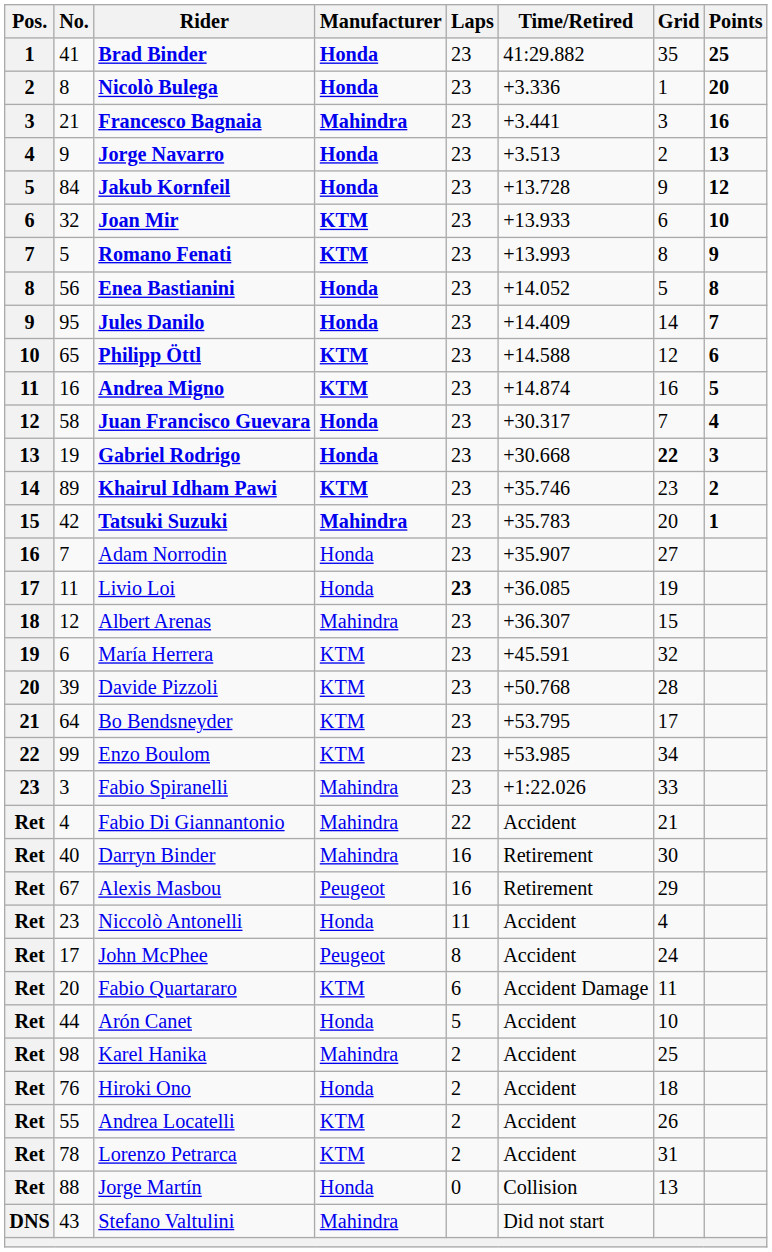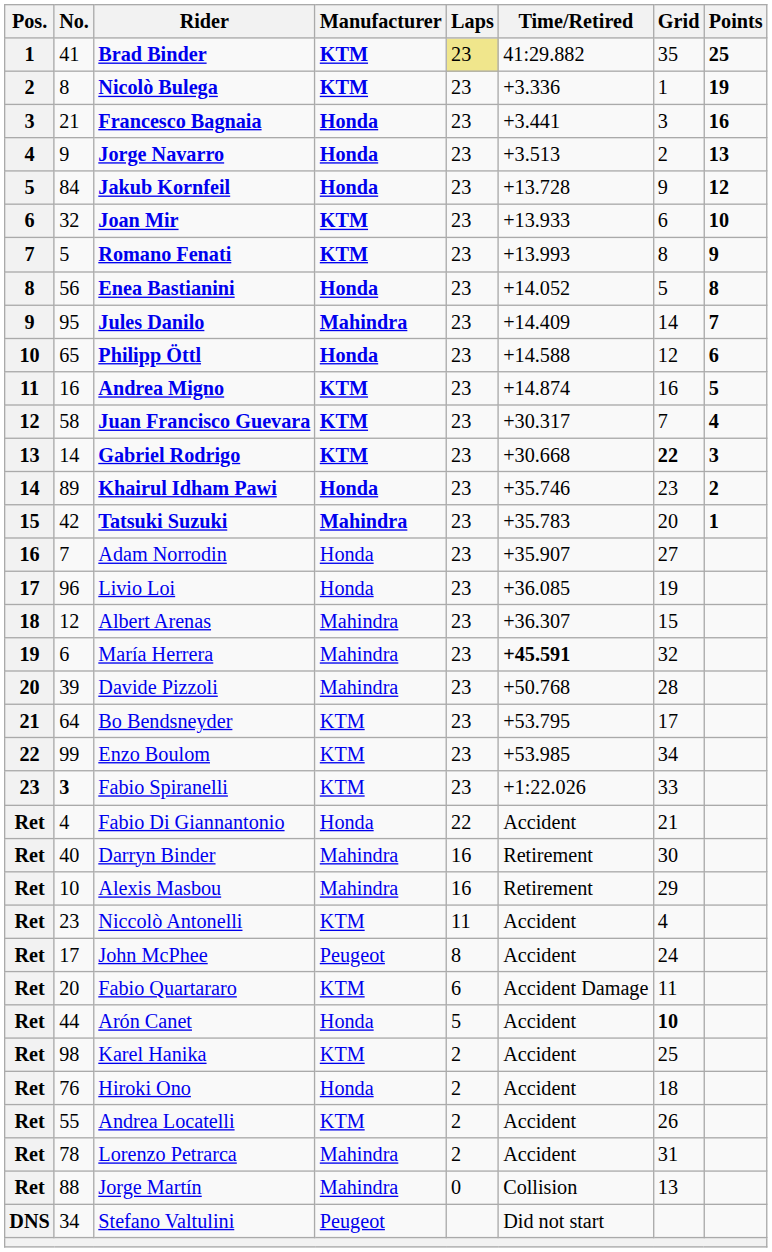(349, 54) Honda -> (344, 54) KTM
(461, 54) no background -> (461, 54) khaki background
(349, 88) Honda -> (344, 88) KTM
(719, 88) 20 -> (719, 88) 19
(364, 121) Mahindra -> (349, 121) Honda
(349, 321) Honda -> (364, 321) Mahindra
(344, 354) KTM -> (349, 354) Honda
(349, 421) Honda -> (344, 421) KTM
(69, 454) 19 -> (69, 454) 14
(349, 454) Honda -> (344, 454) KTM
(344, 488) KTM -> (349, 488) Honda
(69, 588) 11 -> (69, 588) 96
(461, 588) bold -> (461, 588) normal
(342, 654) KTM -> (359, 654) Mahindra
(537, 654) normal -> (537, 654) bold
(342, 688) KTM -> (359, 688) Mahindra
(64, 788) normal -> (64, 788) bold
(359, 788) Mahindra -> (342, 788) KTM
(359, 821) Mahindra -> (347, 821) Honda
(69, 888) 67 -> (69, 888) 10
(352, 888) Peugeot -> (359, 888) Mahindra
(347, 921) Honda -> (342, 921) KTM
(668, 1021) normal -> (668, 1021) bold
(359, 1054) Mahindra -> (342, 1054) KTM
(342, 1154) KTM -> (359, 1154) Mahindra
(347, 1188) Honda -> (359, 1188) Mahindra
(69, 1221) 43 -> (69, 1221) 34
(359, 1221) Mahindra -> (352, 1221) Peugeot
